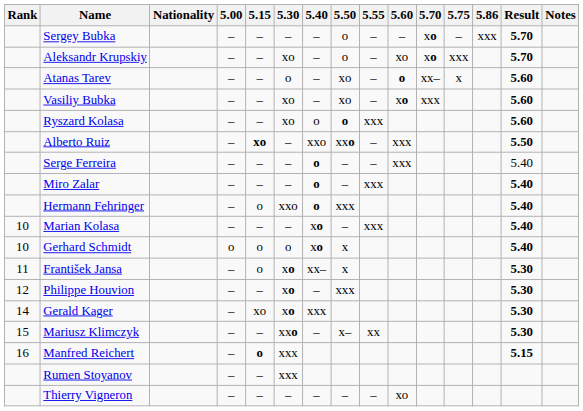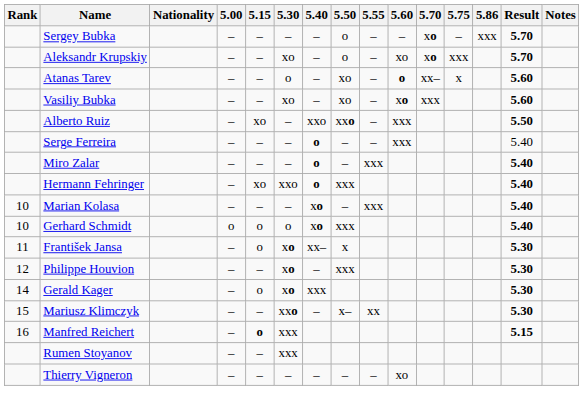- row: (83, 121)
(260, 142) bold -> (260, 121) normal
(260, 205) o -> (260, 184) xo
(345, 247) x -> (345, 226) xxx
(260, 311) xo -> (260, 290) o
